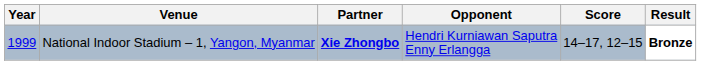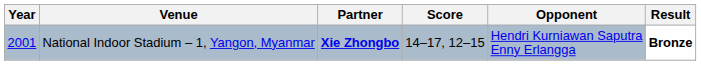columns swapped: (481, 15) <-> (603, 15)
(22, 43) 1999 -> (22, 43) 2001
